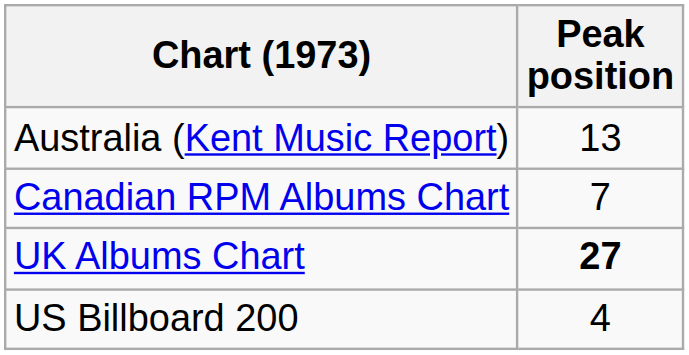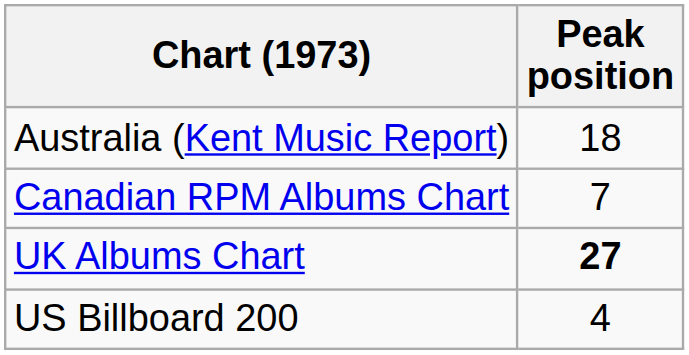(600, 137) 13 -> (600, 137) 18
